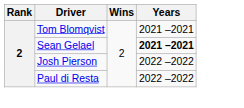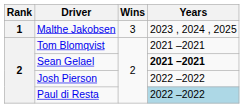+ row: (76, 29)
(166, 78) no background -> (177, 95) lightblue background
